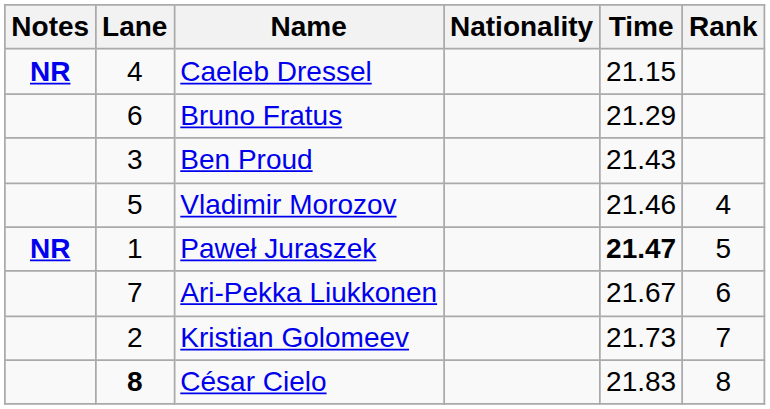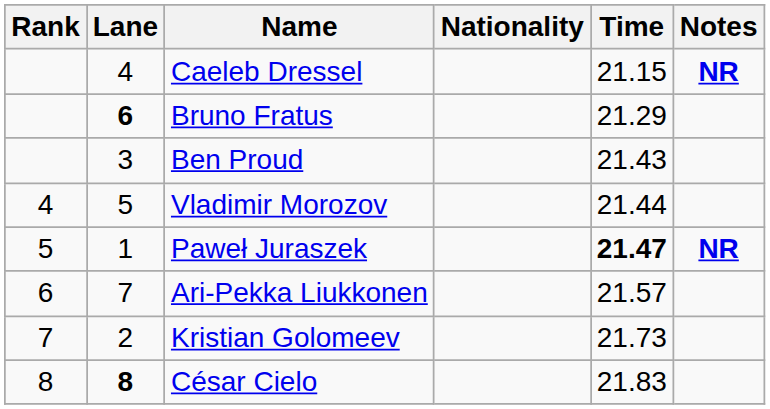columns swapped: (723, 26) <-> (50, 26)
(135, 115) normal -> (125, 115) bold
(641, 204) 21.46 -> (632, 204) 21.44
(641, 293) 21.67 -> (632, 293) 21.57
